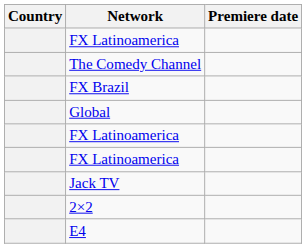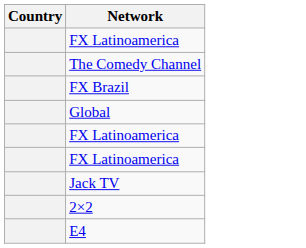- column: (253, 16)
